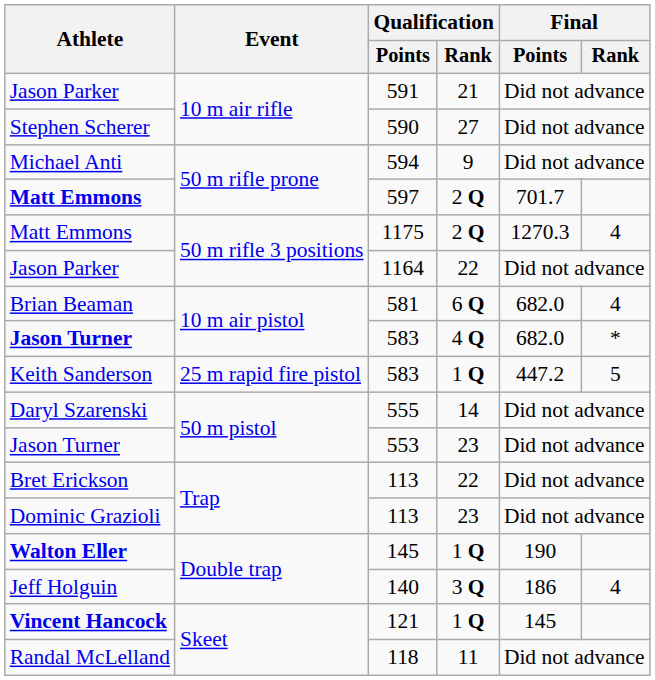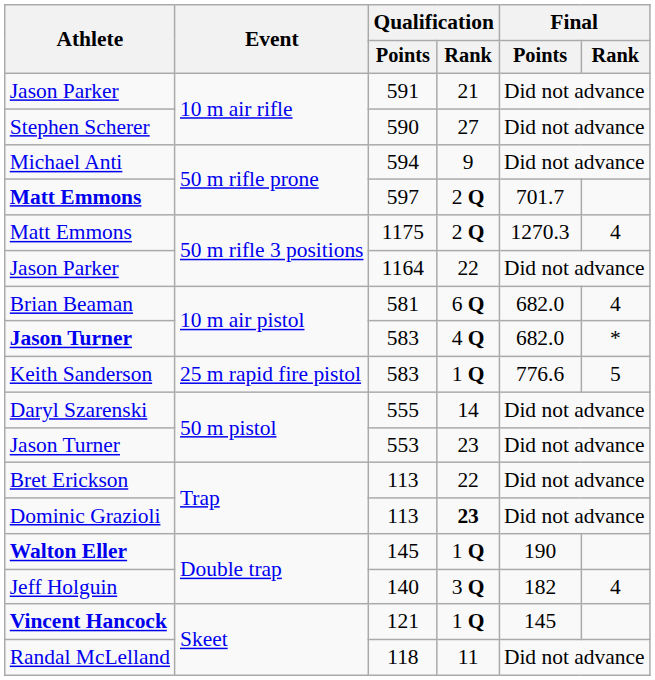(540, 374) 447.2 -> (540, 374) 776.6
(468, 516) normal -> (468, 516) bold
(540, 586) 186 -> (540, 586) 182
